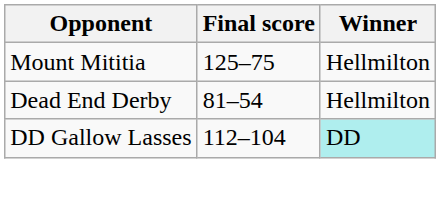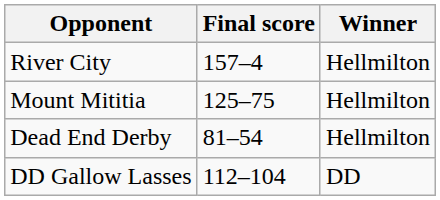+ row: (61, 61)
(343, 137) paleturquoise background -> (343, 175) no background
